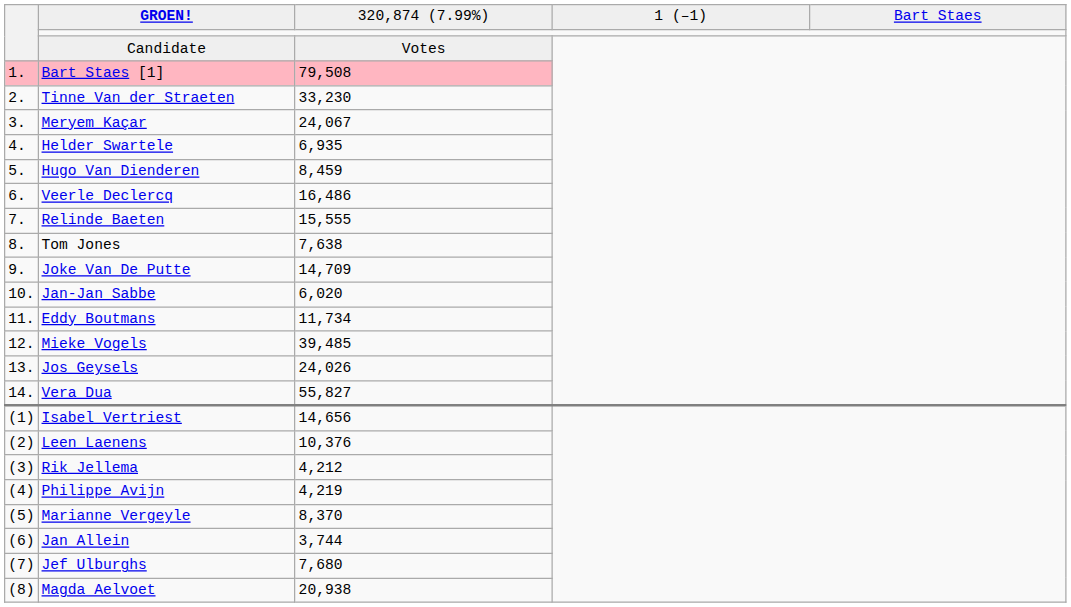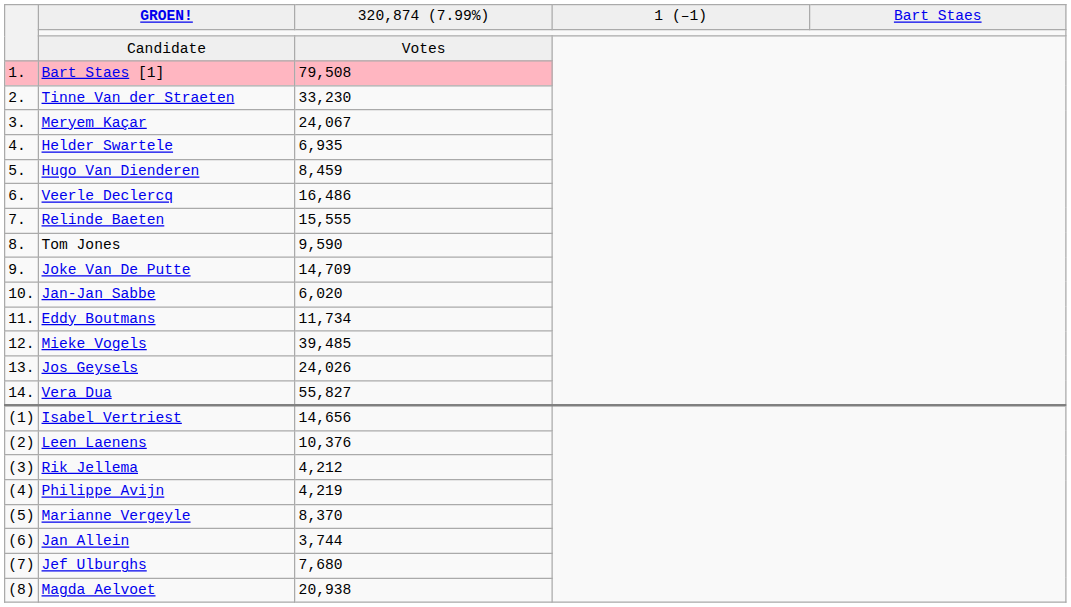(321, 245) 7,638 -> (321, 245) 9,590
